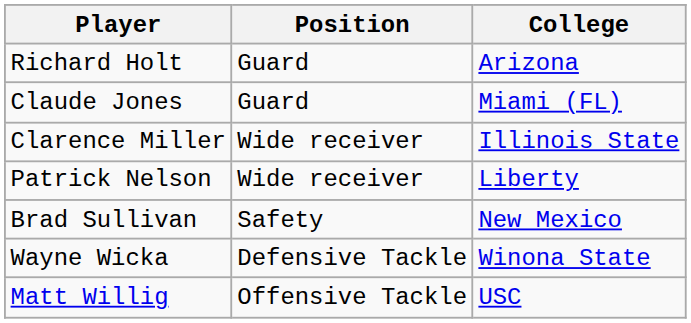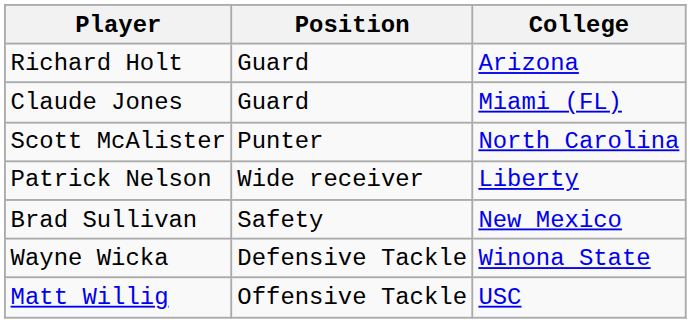+ row: (118, 141)
- row: (118, 141)
